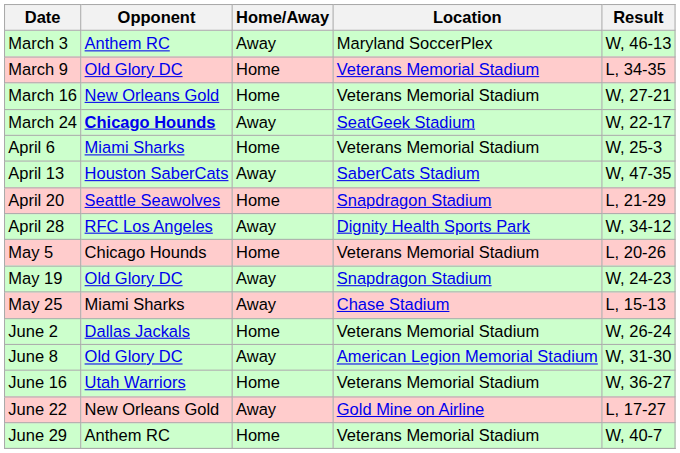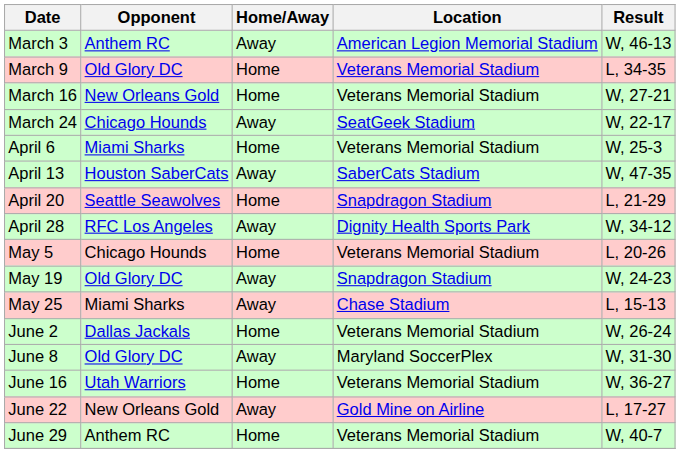(415, 43) Maryland SoccerPlex -> (467, 43) American Legion Memorial Stadium
(150, 122) bold -> (146, 122) normal
(467, 357) American Legion Memorial Stadium -> (415, 357) Maryland SoccerPlex
